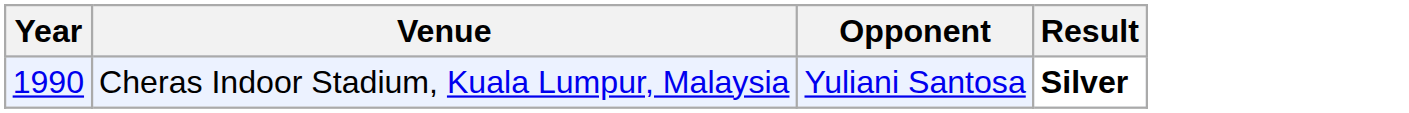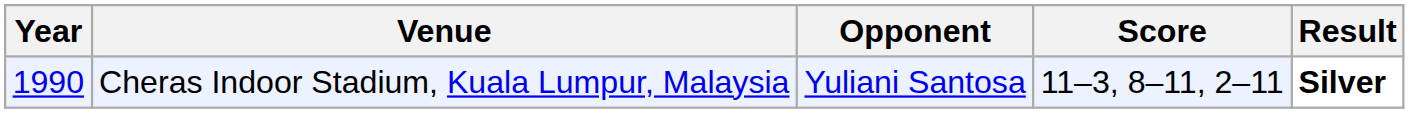+ column: (1162, 31)
